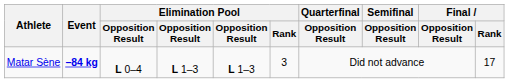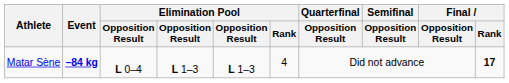(284, 63) 3 -> (284, 63) 4
(490, 63) normal -> (490, 63) bold
